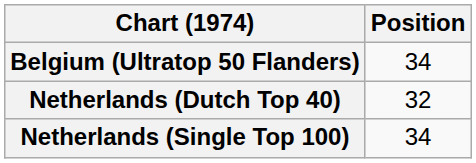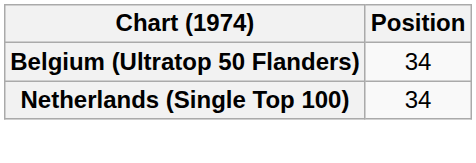- row: (185, 99)
